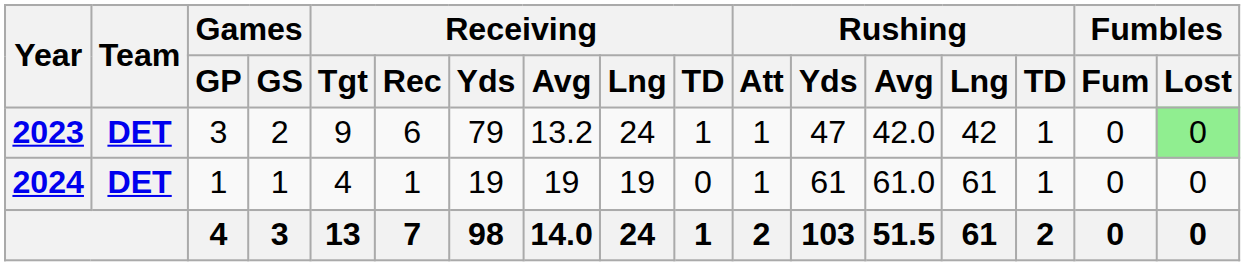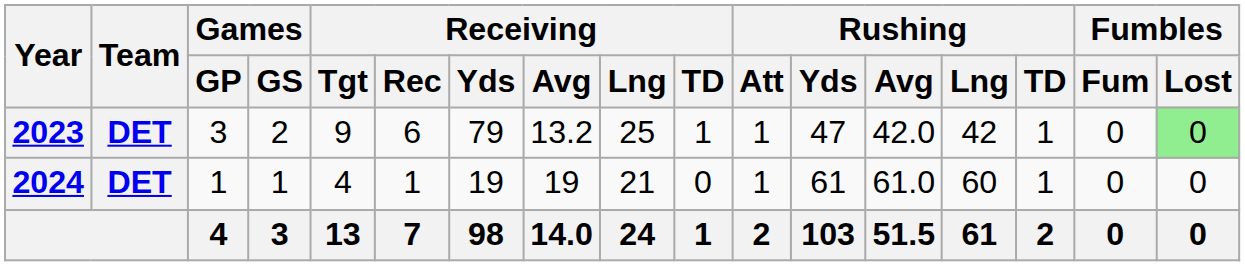(637, 132) 24 -> (637, 132) 25
(637, 183) 19 -> (637, 183) 21
(979, 183) 61 -> (979, 183) 60
